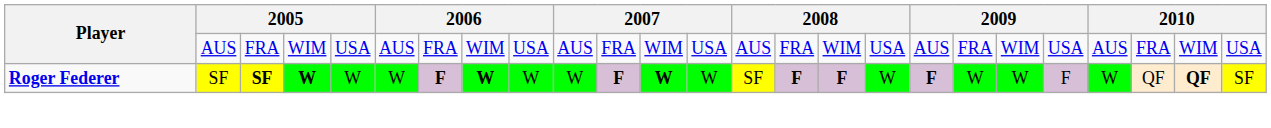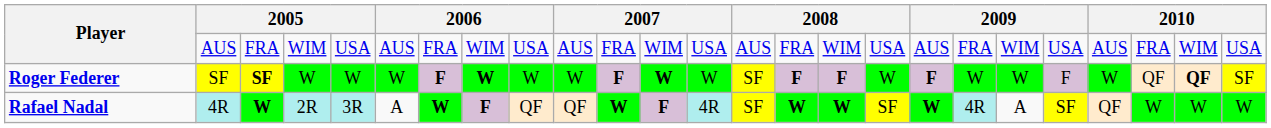(307, 77) bold -> (307, 77) normal
+ row: (59, 106)
